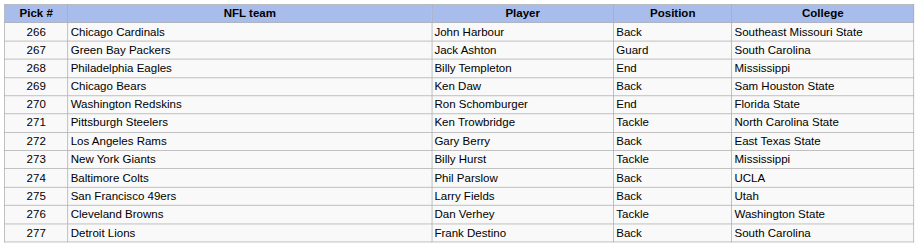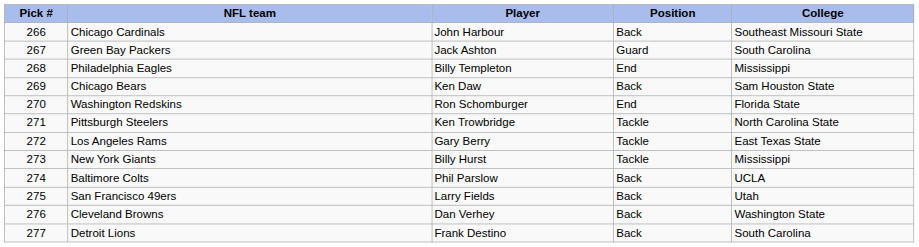(629, 141) Back -> (633, 141) Tackle
(633, 214) Tackle -> (629, 214) Back
